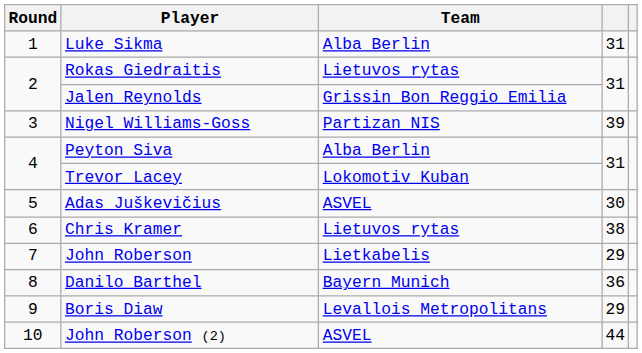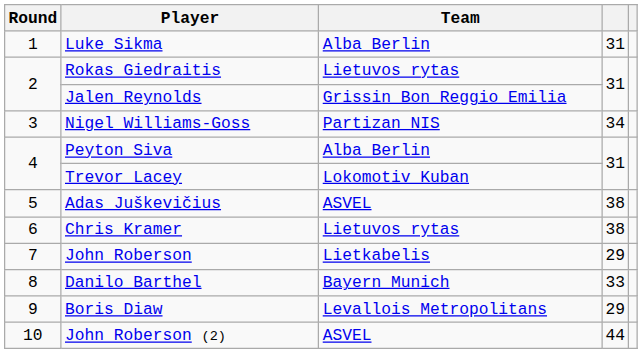(615, 124) 39 -> (615, 124) 34
(615, 203) 30 -> (615, 203) 38
(615, 283) 36 -> (615, 283) 33
